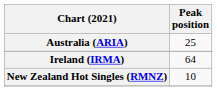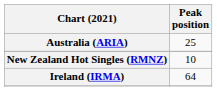rows swapped: (87, 59) <-> (87, 77)
